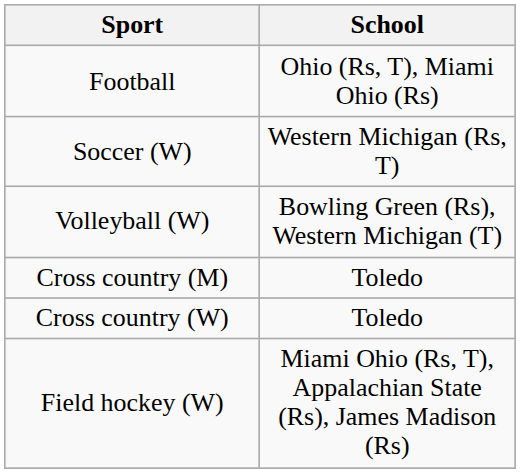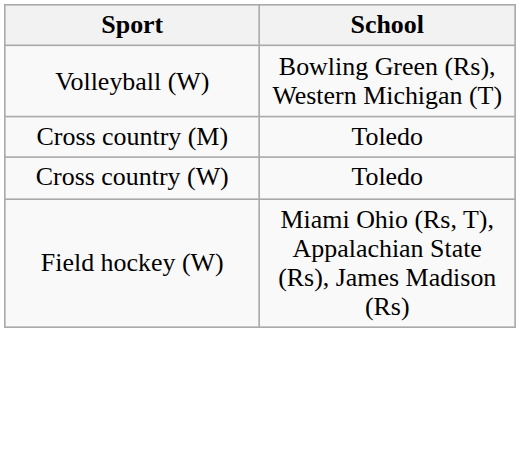- row: (132, 80)
- row: (132, 151)
